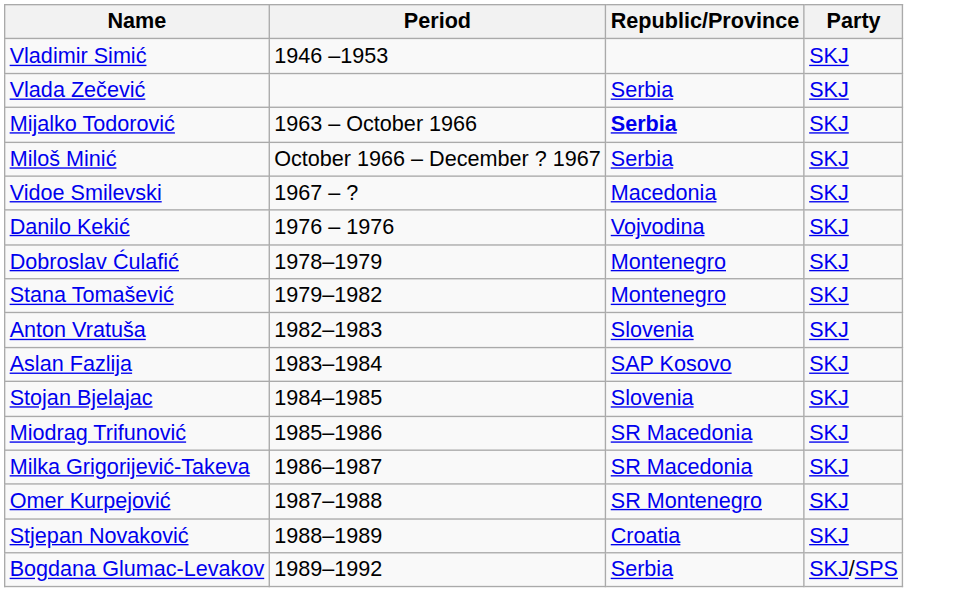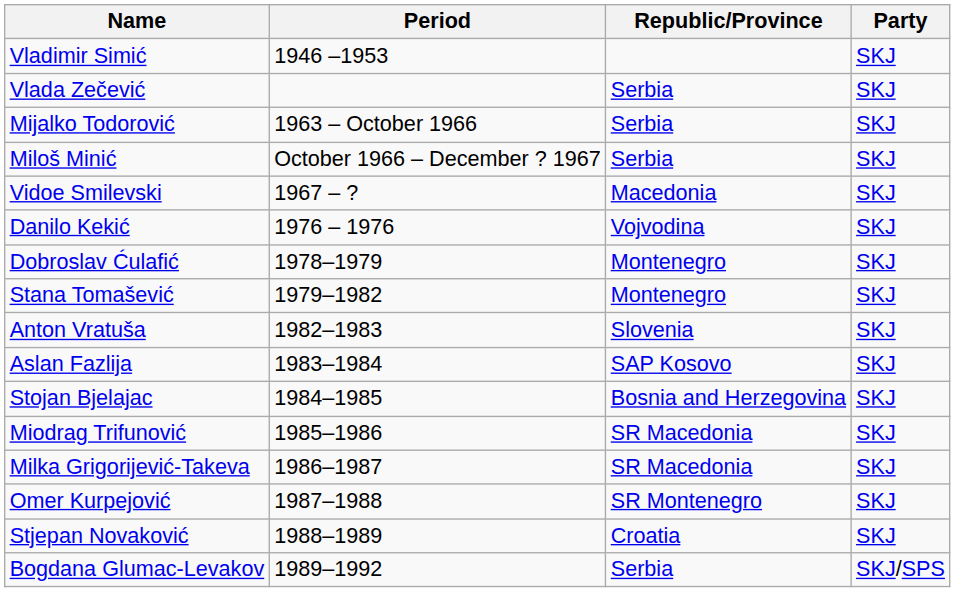(644, 124) bold -> (642, 124) normal
(652, 398) Slovenia -> (728, 398) Bosnia and Herzegovina
